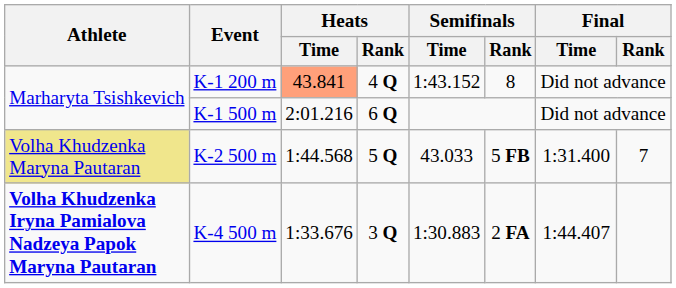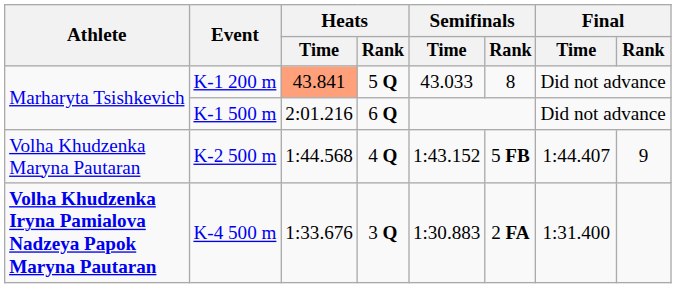(383, 82) 4 Q -> (383, 82) 5 Q
(447, 82) 1:43.152 -> (447, 82) 43.033
(77, 156) khaki background -> (77, 156) no background
(383, 156) 5 Q -> (383, 156) 4 Q
(447, 156) 43.033 -> (447, 156) 1:43.152
(576, 156) 1:31.400 -> (576, 156) 1:44.407
(643, 156) 7 -> (643, 156) 9
(576, 233) 1:44.407 -> (576, 233) 1:31.400
